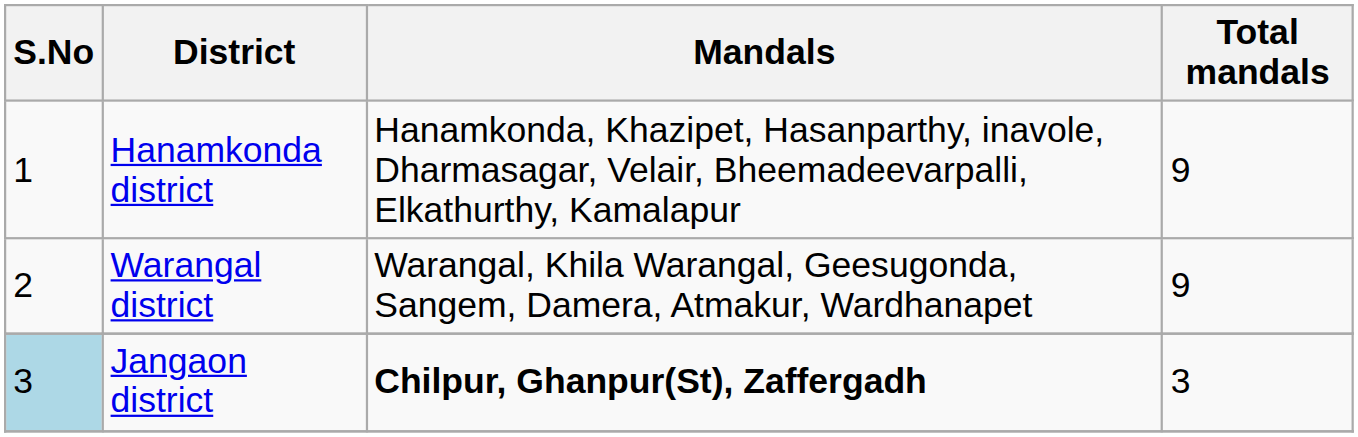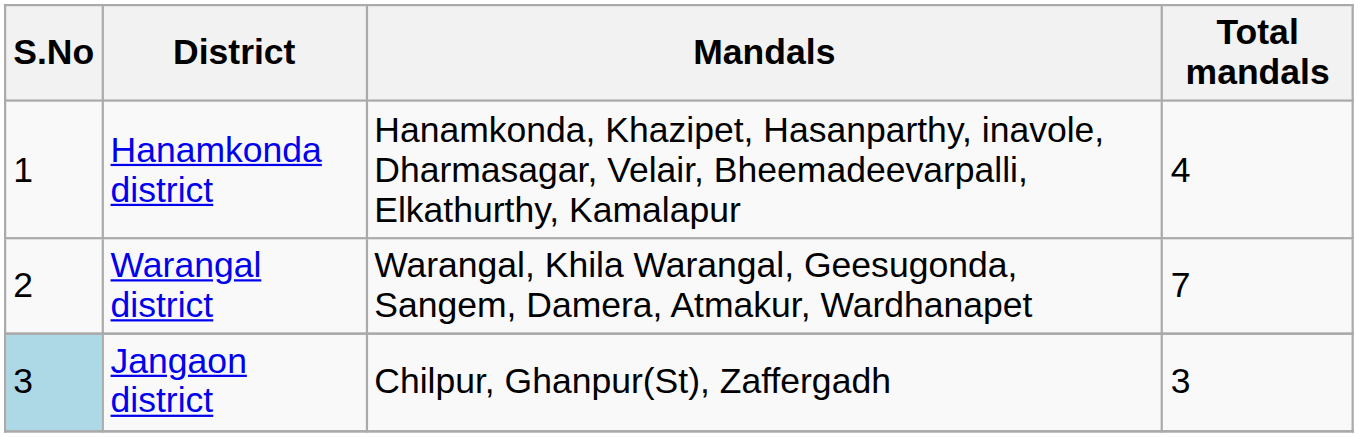(1181, 168) 9 -> (1181, 168) 4
(1181, 285) 9 -> (1181, 285) 7
(651, 381) bold -> (633, 381) normal
